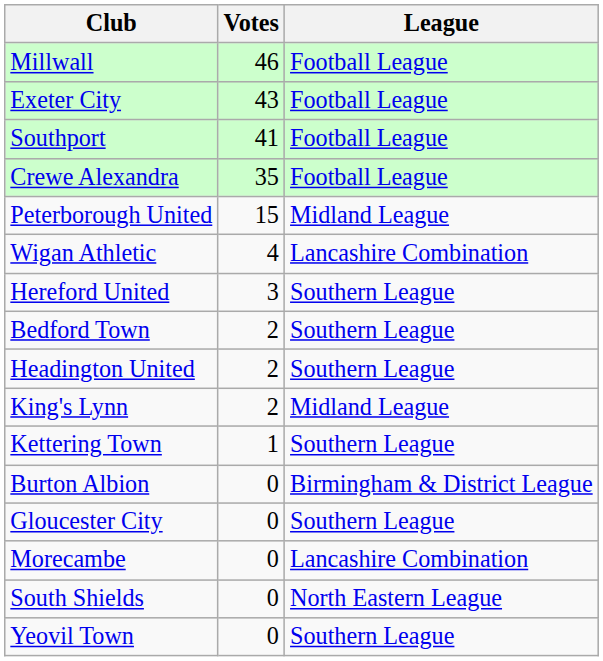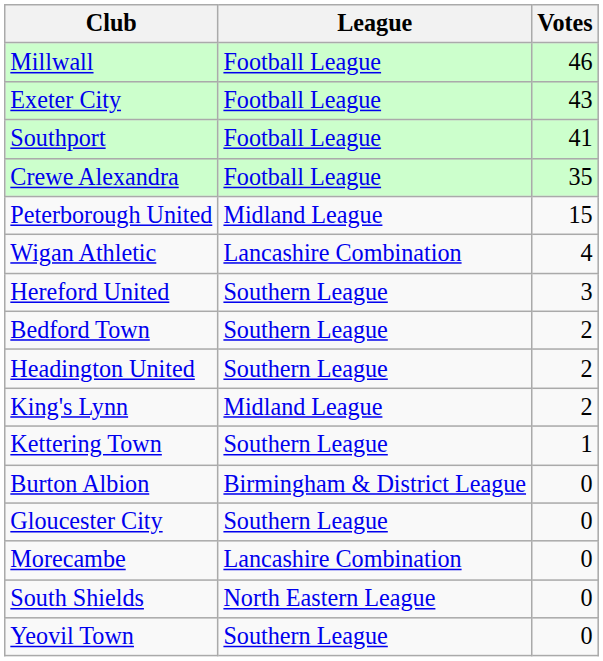columns swapped: (441, 23) <-> (251, 23)
